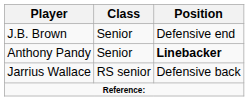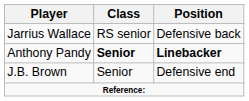rows swapped: (37, 33) <-> (49, 72)
(114, 53) normal -> (116, 53) bold
